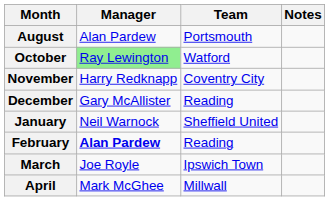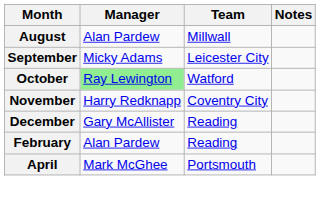(218, 36) Portsmouth -> (209, 36) Millwall
+ row: (42, 57)
- row: (40, 121)
(120, 143) bold -> (121, 143) normal
- row: (40, 164)
(205, 185) Millwall -> (222, 164) Portsmouth
